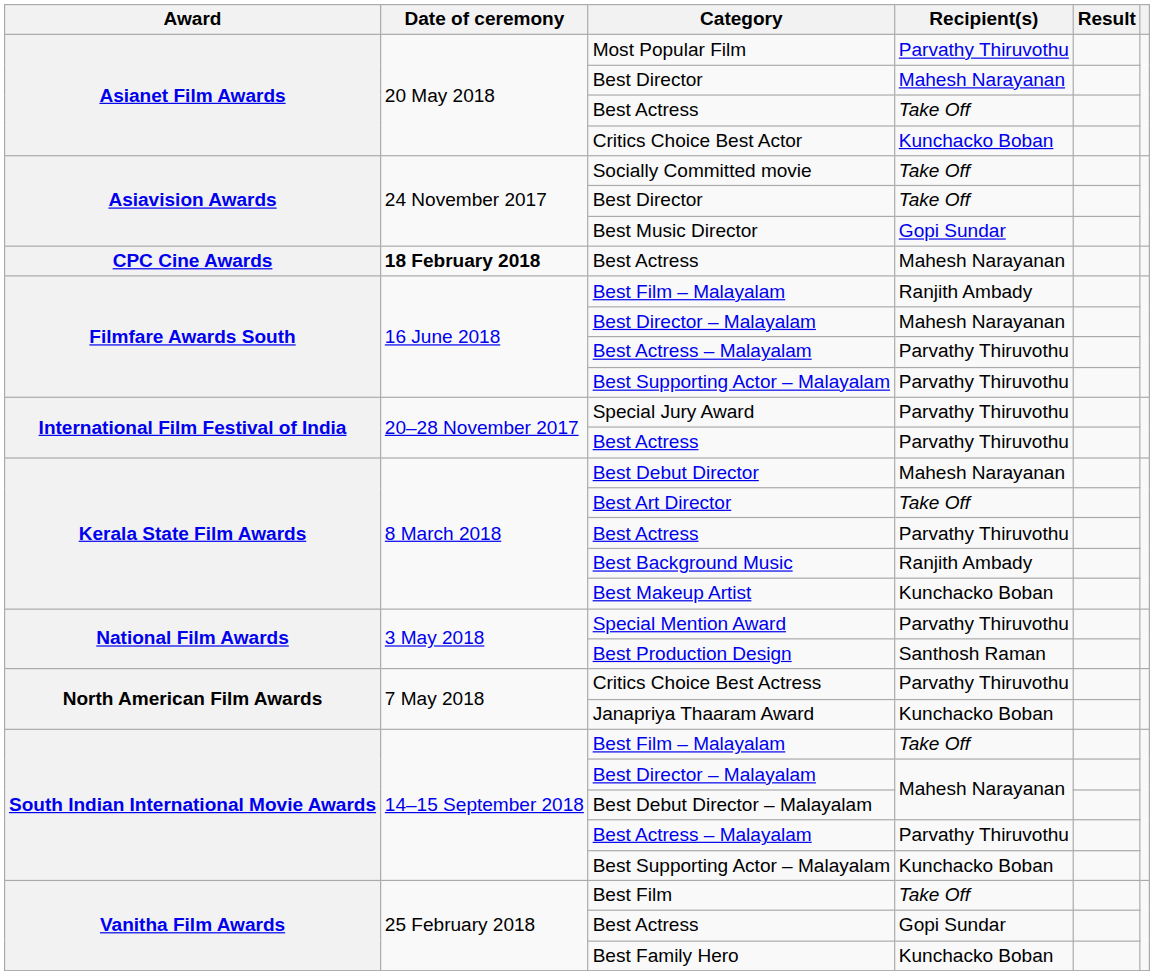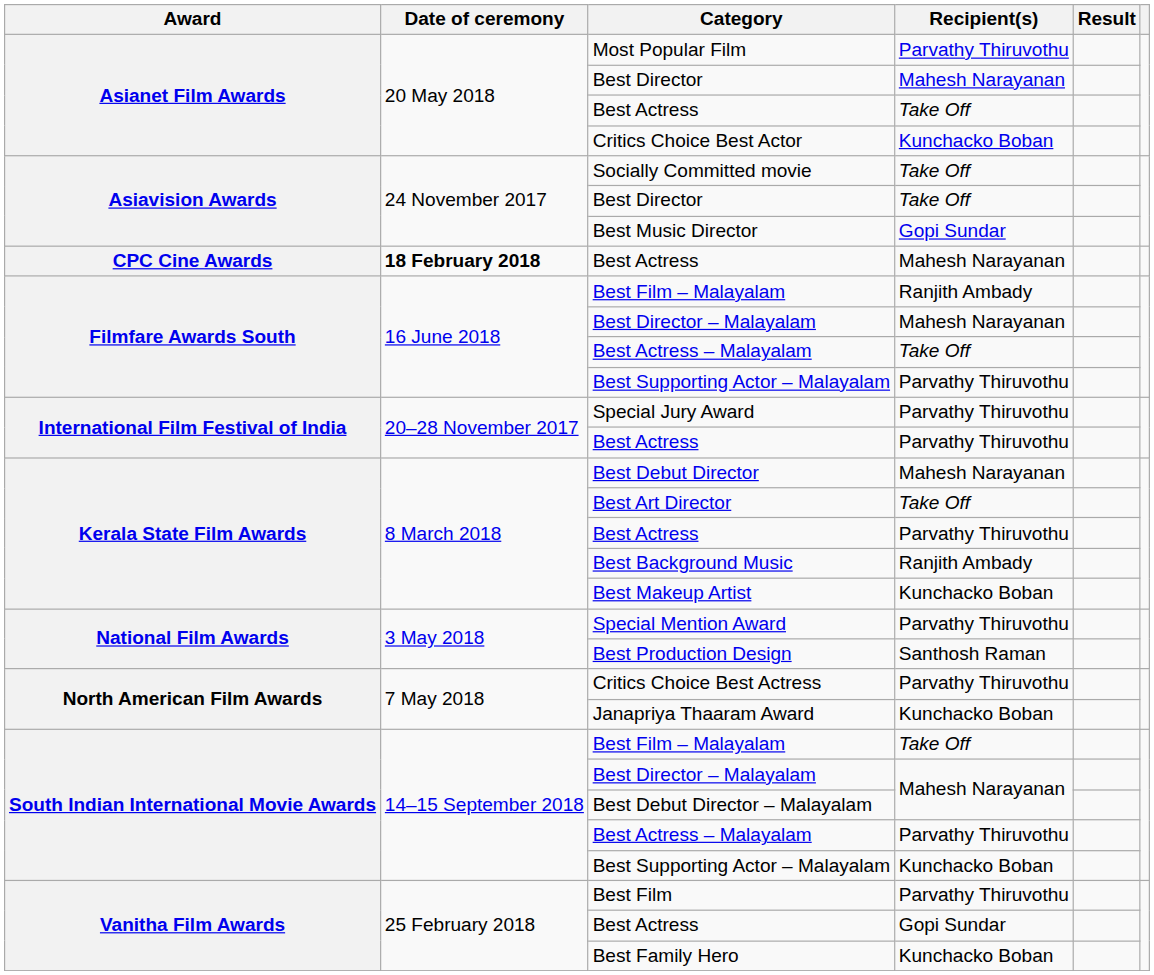(984, 351) Parvathy Thiruvothu -> (934, 351) Take Off
(934, 895) Take Off -> (984, 895) Parvathy Thiruvothu
